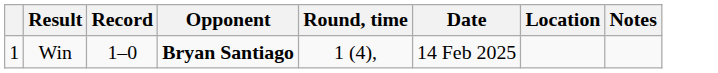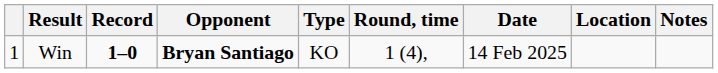+ column: (324, 20)
(122, 51) normal -> (122, 51) bold
